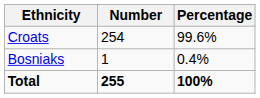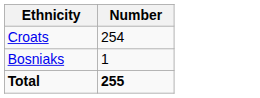- column: (215, 15)
